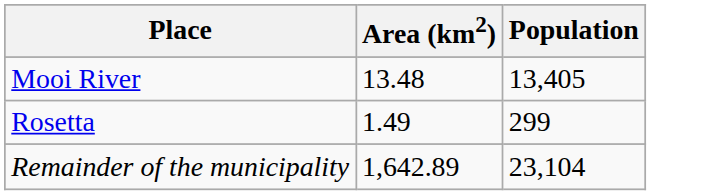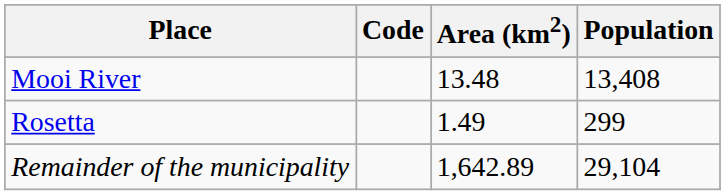+ column: (393, 30)
(547, 78) 13,405 -> (622, 78) 13,408
(547, 166) 23,104 -> (622, 166) 29,104
